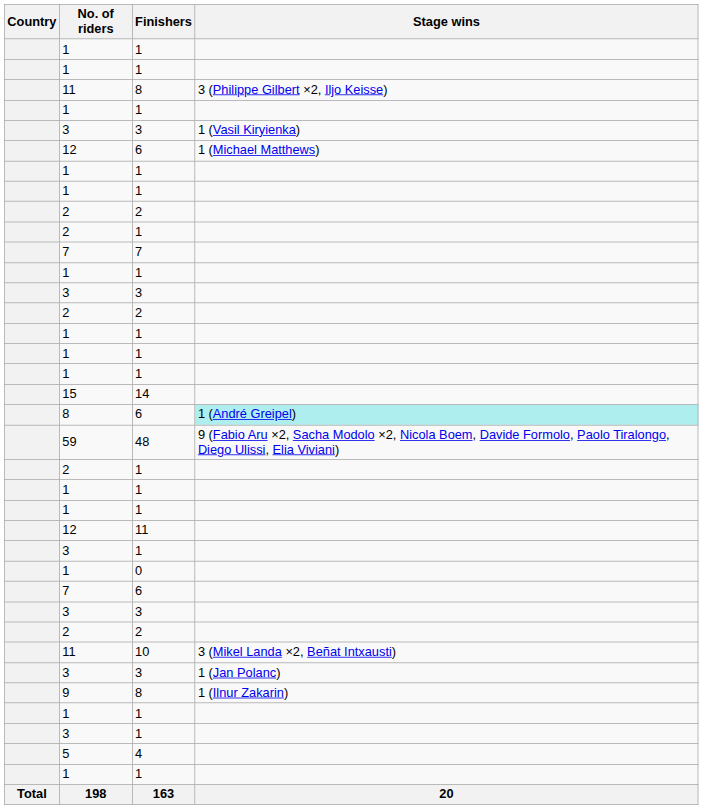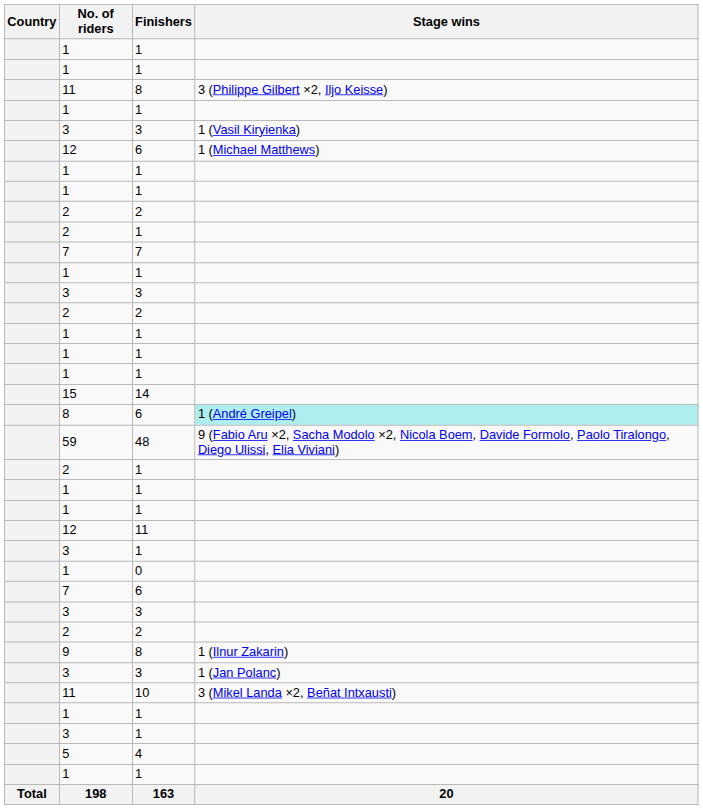rows swapped: (66, 693) <-> (69, 652)
